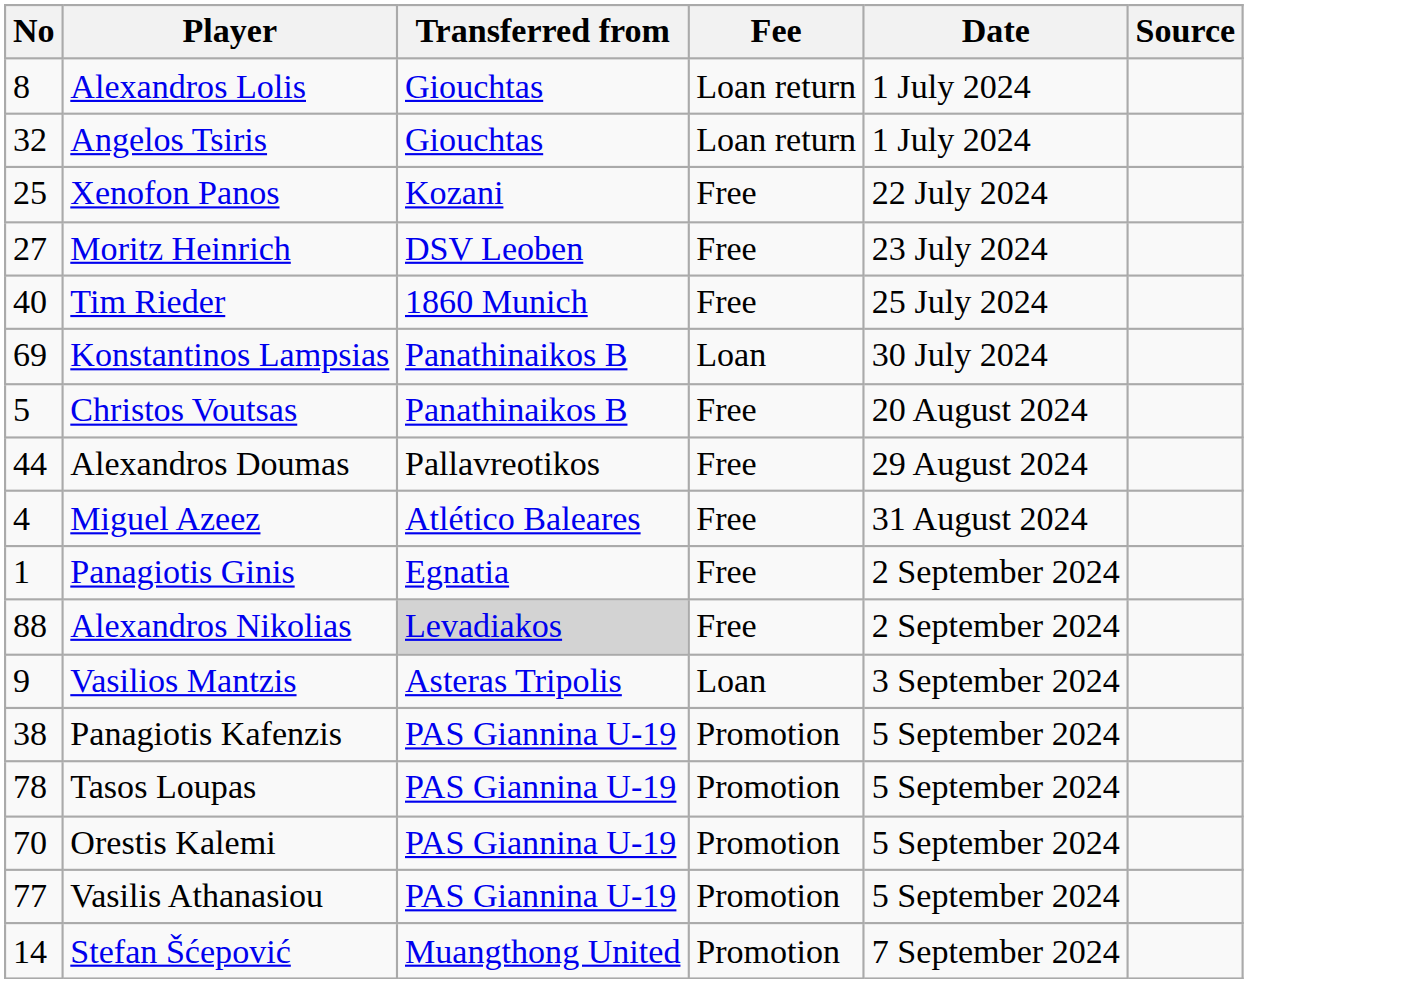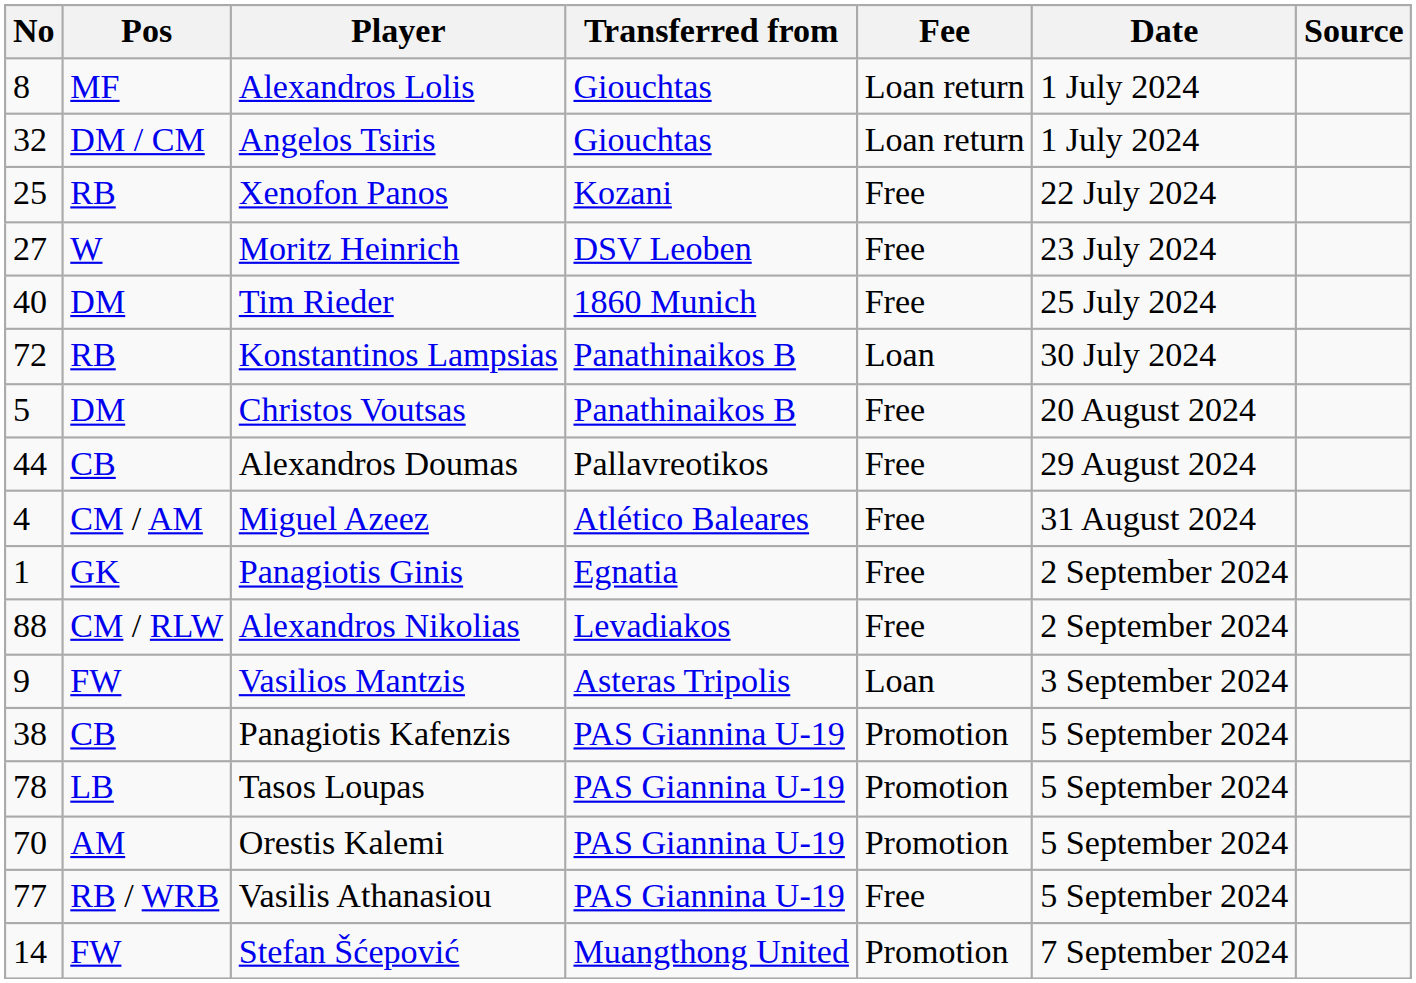+ column: (147, 31)
(30, 355) 69 -> (30, 355) 72
(484, 626) lightgrey background -> (652, 626) no background
(768, 896) Promotion -> (895, 896) Free
